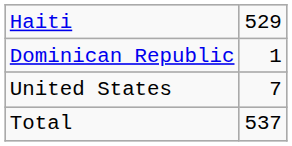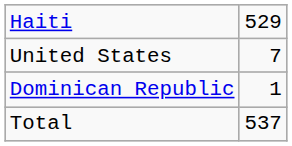rows swapped: (122, 56) <-> (91, 90)
